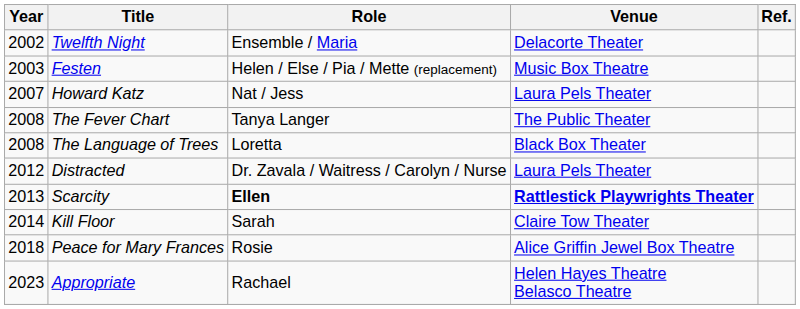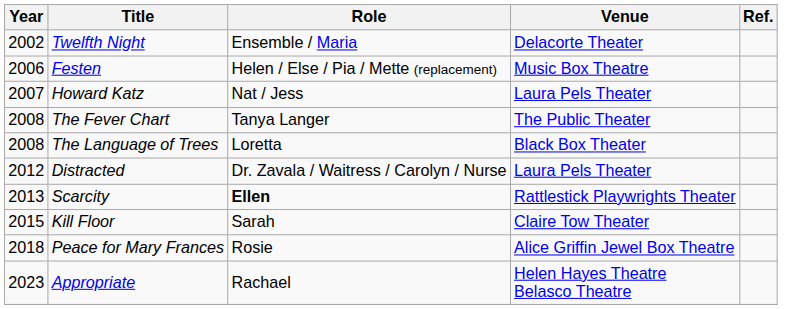(26, 68) 2003 -> (26, 68) 2006
(634, 196) bold -> (625, 196) normal
(26, 222) 2014 -> (26, 222) 2015
